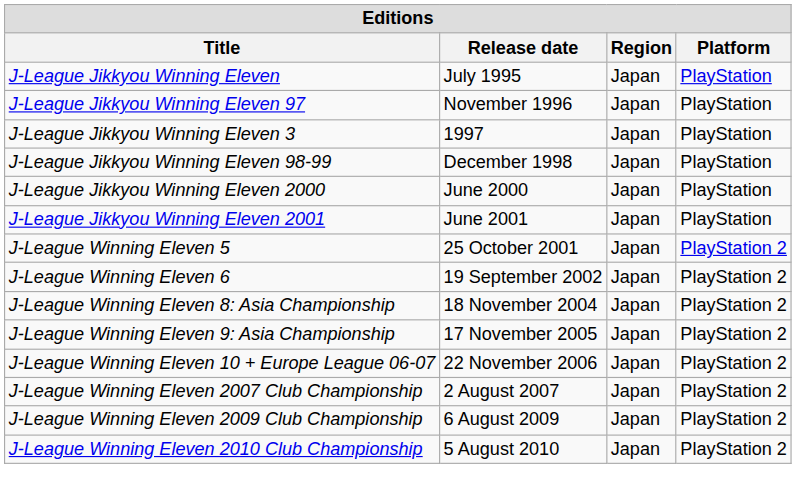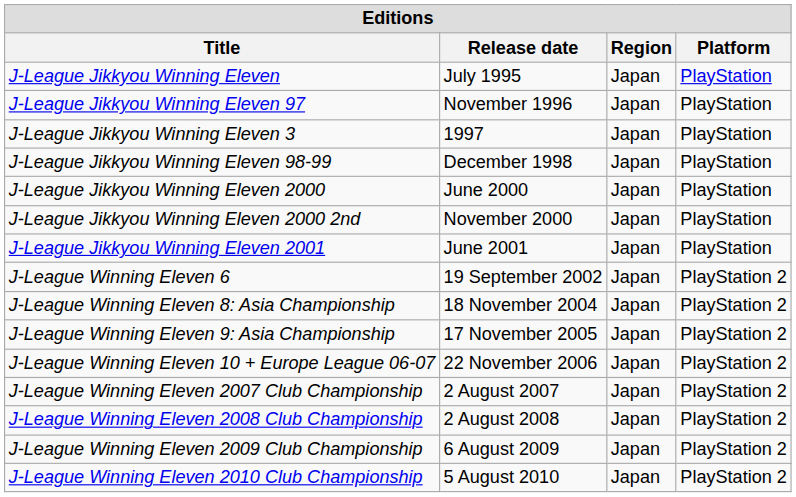+ row: (185, 219)
- row: (119, 248)
+ row: (216, 420)
